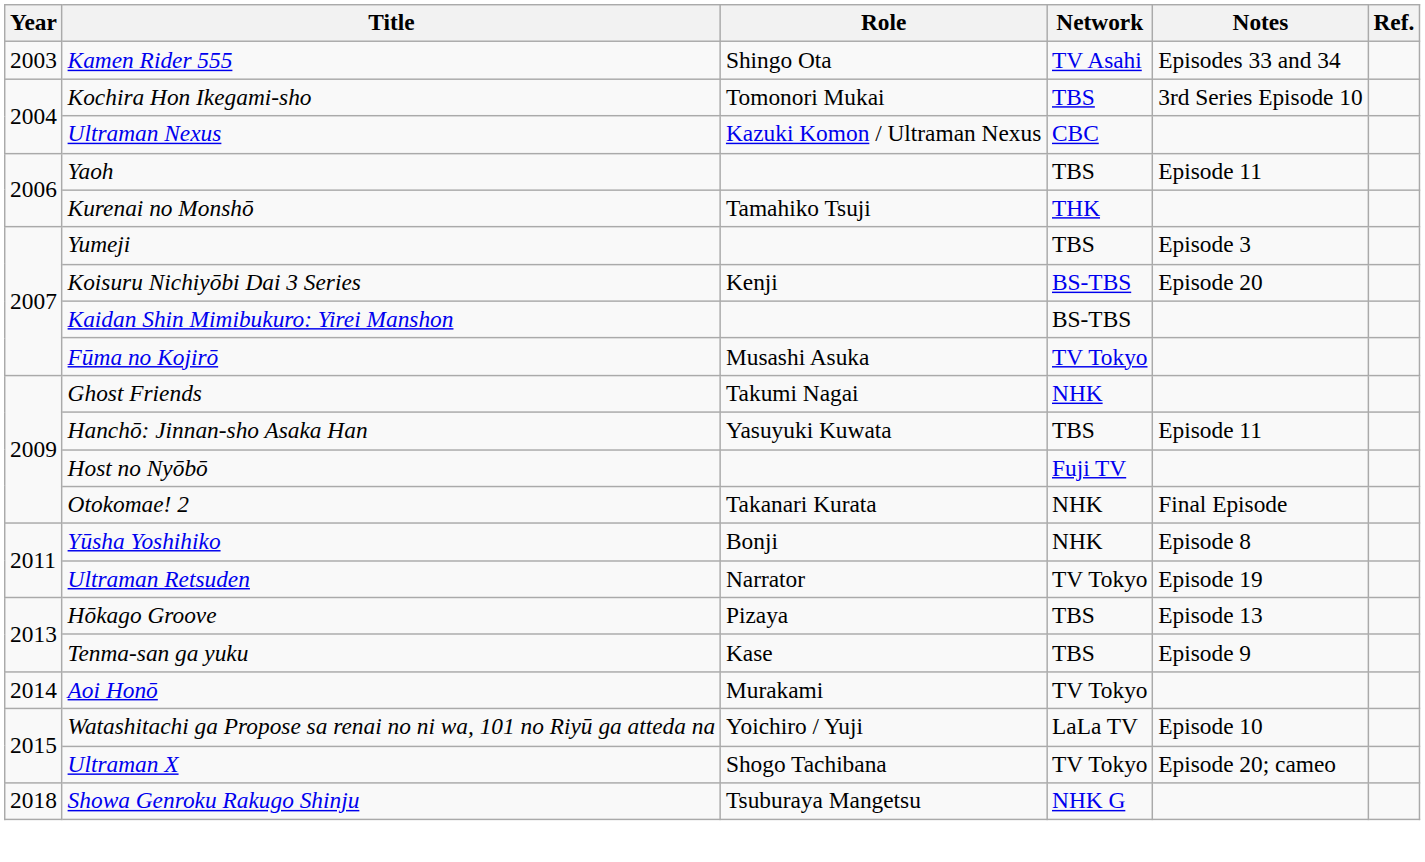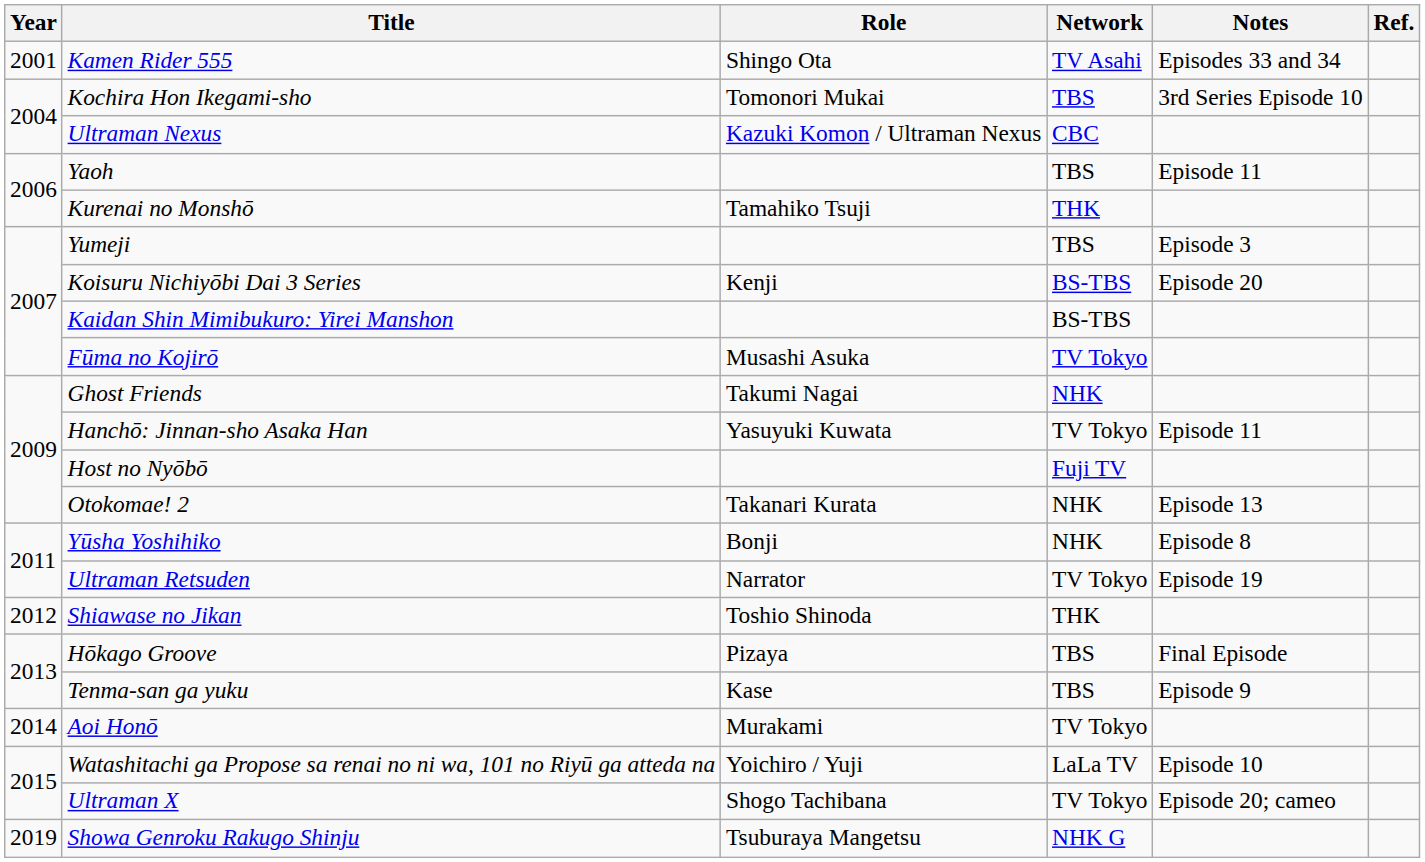(33, 60) 2003 -> (33, 60) 2001
(1073, 430) TBS -> (1100, 430) TV Tokyo
(1223, 504) Final Episode -> (1210, 504) Episode 13
+ row: (155, 615)
(1210, 615) Episode 13 -> (1223, 652) Final Episode
(33, 801) 2018 -> (33, 838) 2019
